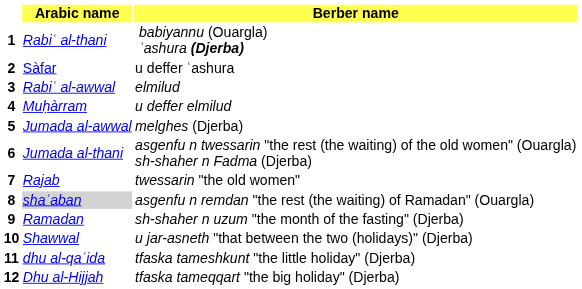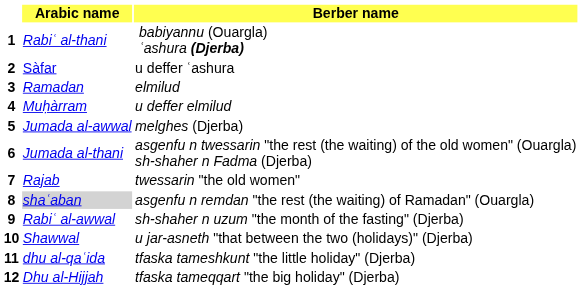(69, 87) Rabiʿ al-awwal -> (53, 87) Ramadan
(53, 219) Ramadan -> (69, 219) Rabiʿ al-awwal
